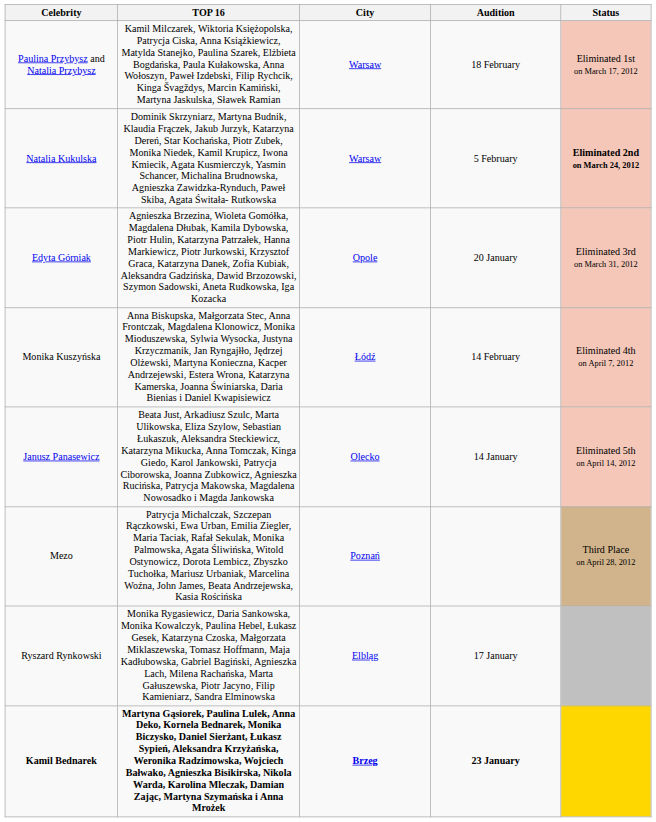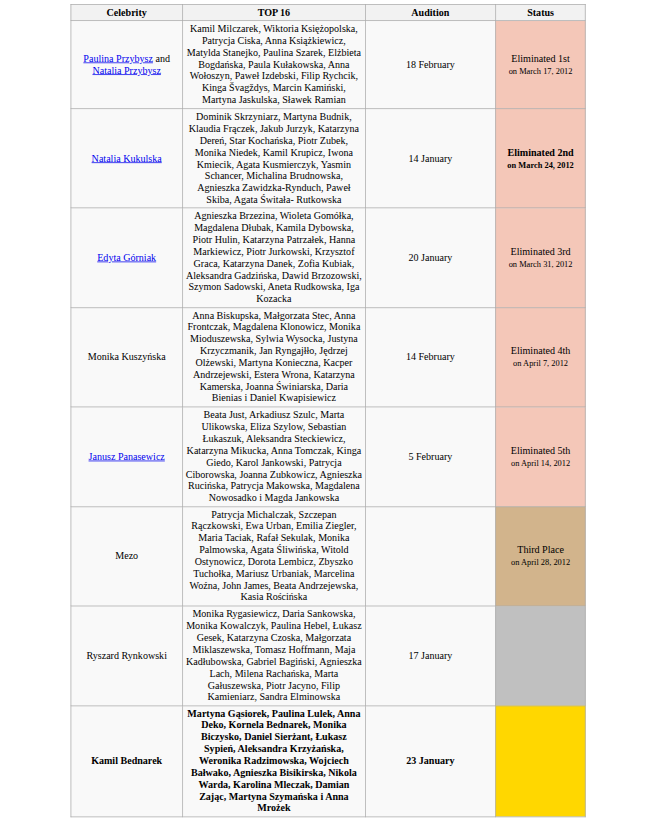- column: (365, 12)
(496, 158) 5 February -> (430, 158) 14 January
(496, 456) 14 January -> (430, 456) 5 February
